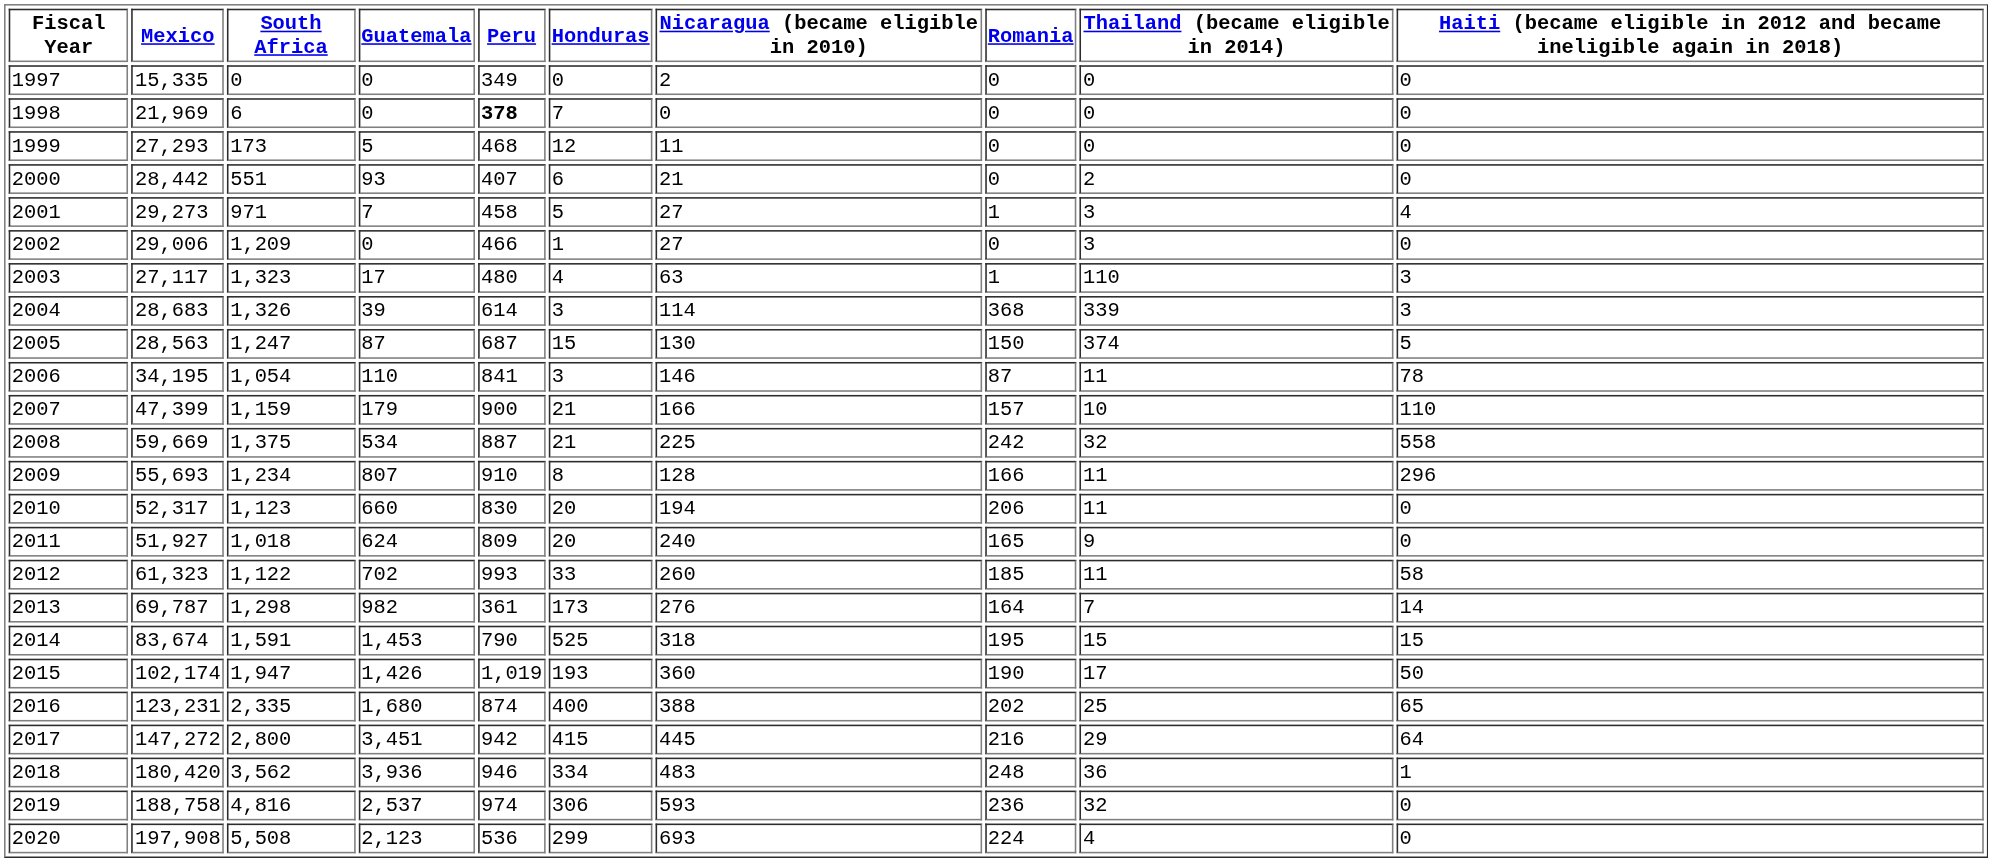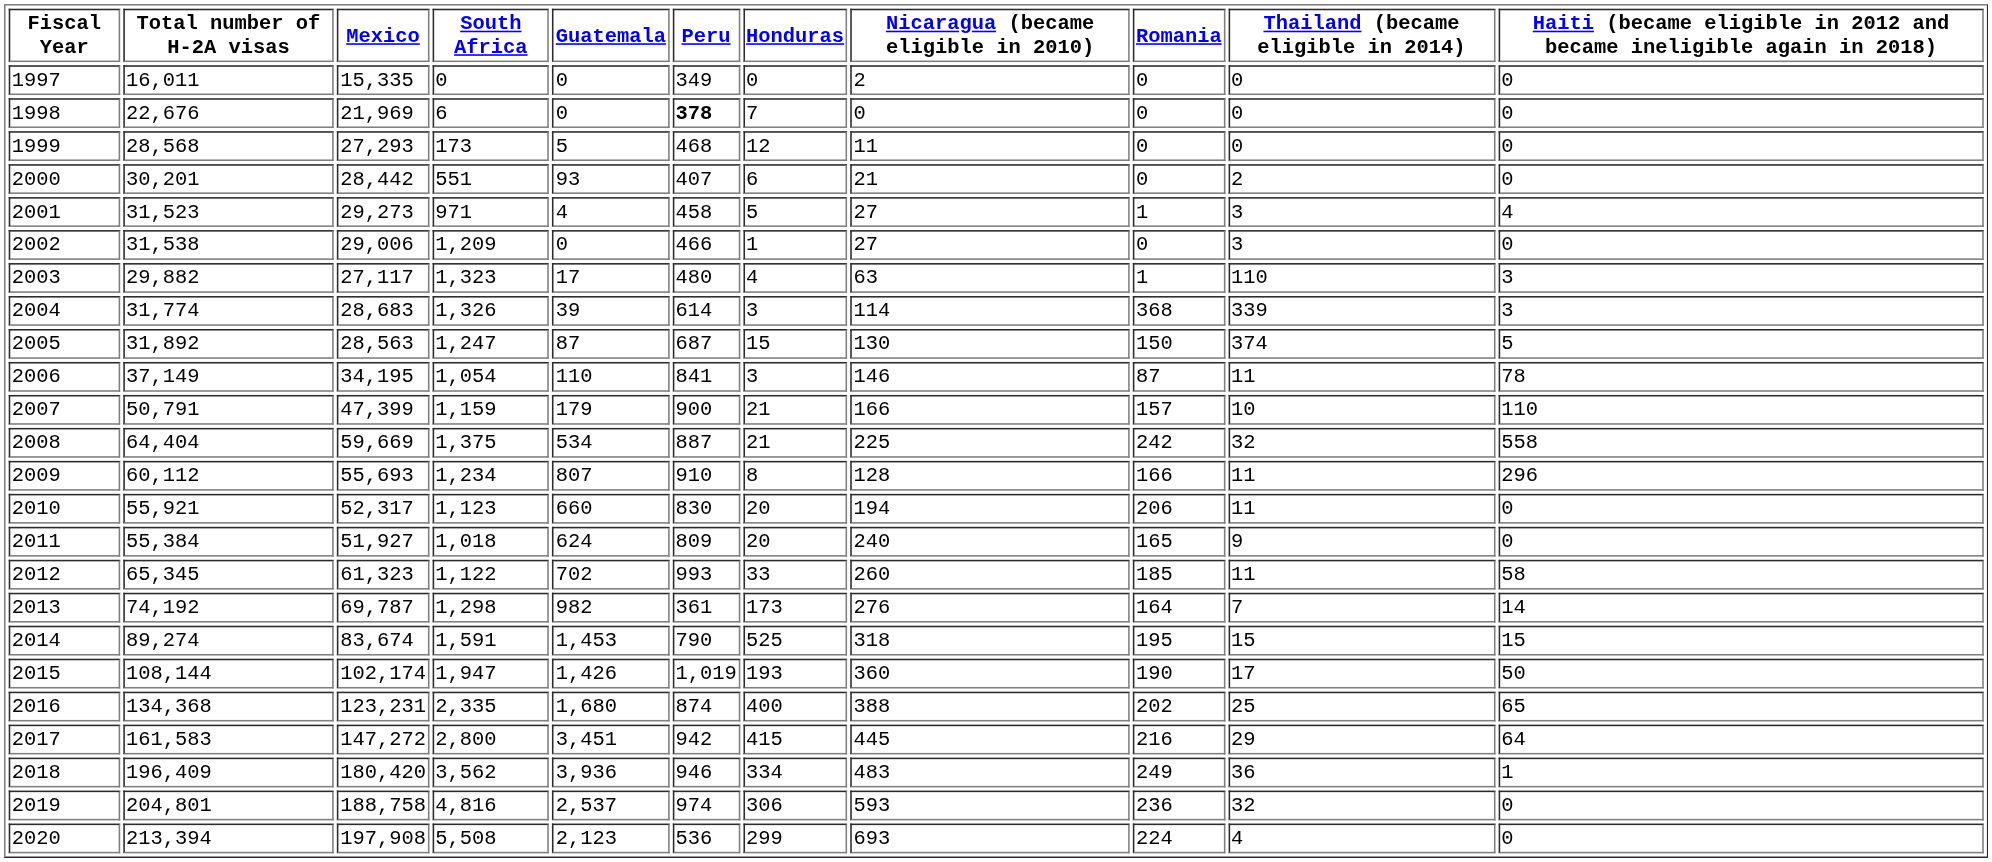+ column: (228, 35)
(367, 212) 7 -> (562, 212) 4
(1006, 773) 248 -> (1154, 773) 249
